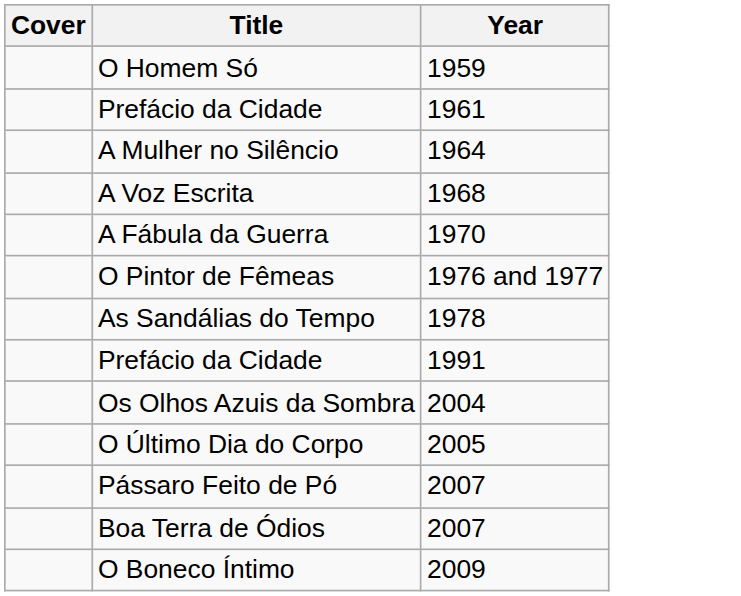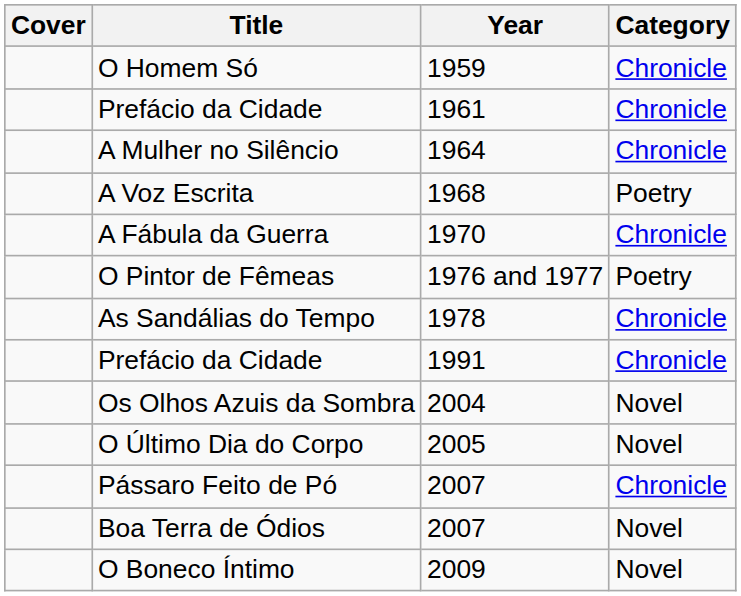+ column: (673, 25)
